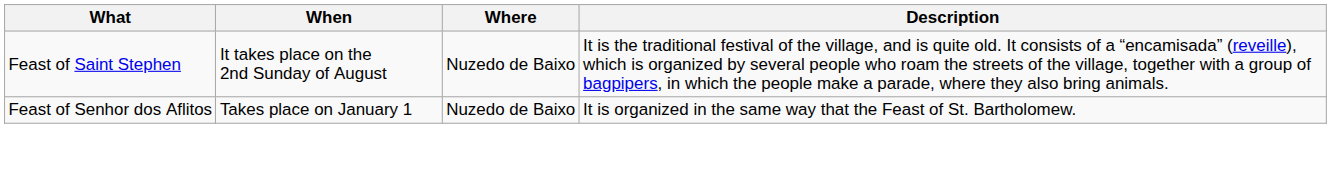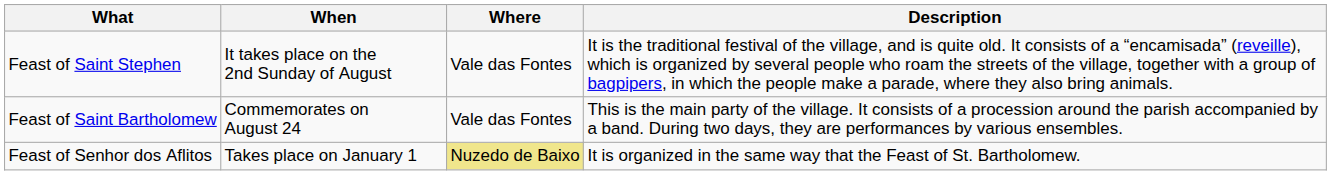(511, 63) Nuzedo de Baixo -> (511, 63) Vale das Fontes
+ row: (113, 119)
(511, 109) no background -> (515, 155) khaki background
